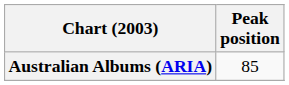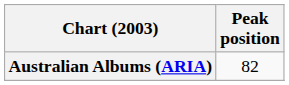(250, 66) 85 -> (250, 66) 82
